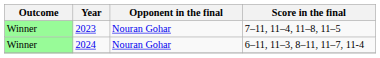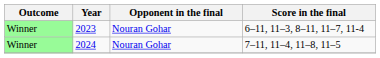(293, 28) 7–11, 11–4, 11–8, 11–5 -> (304, 28) 6–11, 11–3, 8–11, 11–7, 11-4
(304, 45) 6–11, 11–3, 8–11, 11–7, 11-4 -> (293, 45) 7–11, 11–4, 11–8, 11–5
